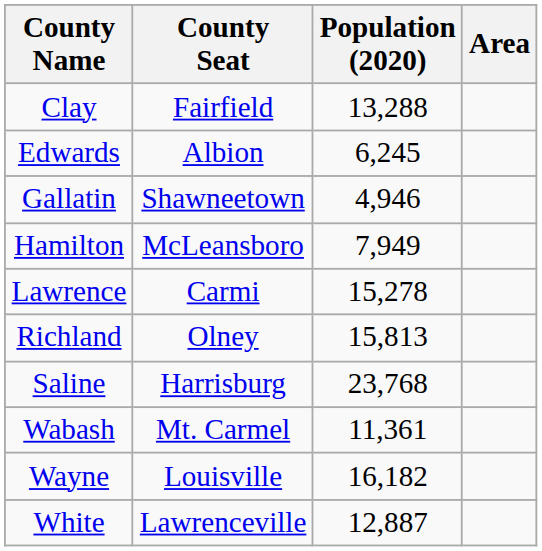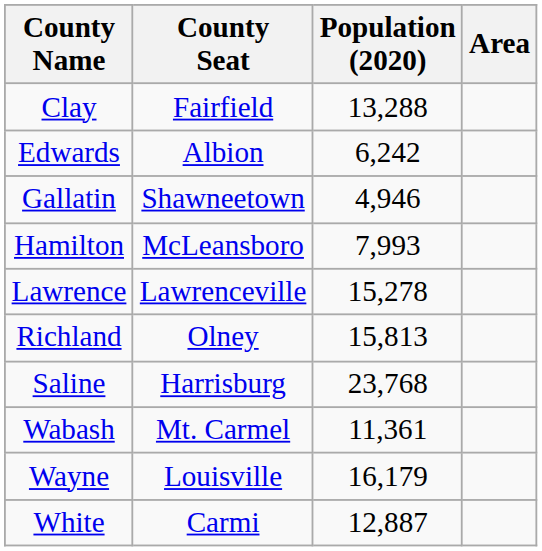(388, 152) 6,245 -> (388, 152) 6,242
(388, 245) 7,949 -> (388, 245) 7,993
(223, 291) Carmi -> (223, 291) Lawrenceville
(388, 475) 16,182 -> (388, 475) 16,179
(223, 522) Lawrenceville -> (223, 522) Carmi
